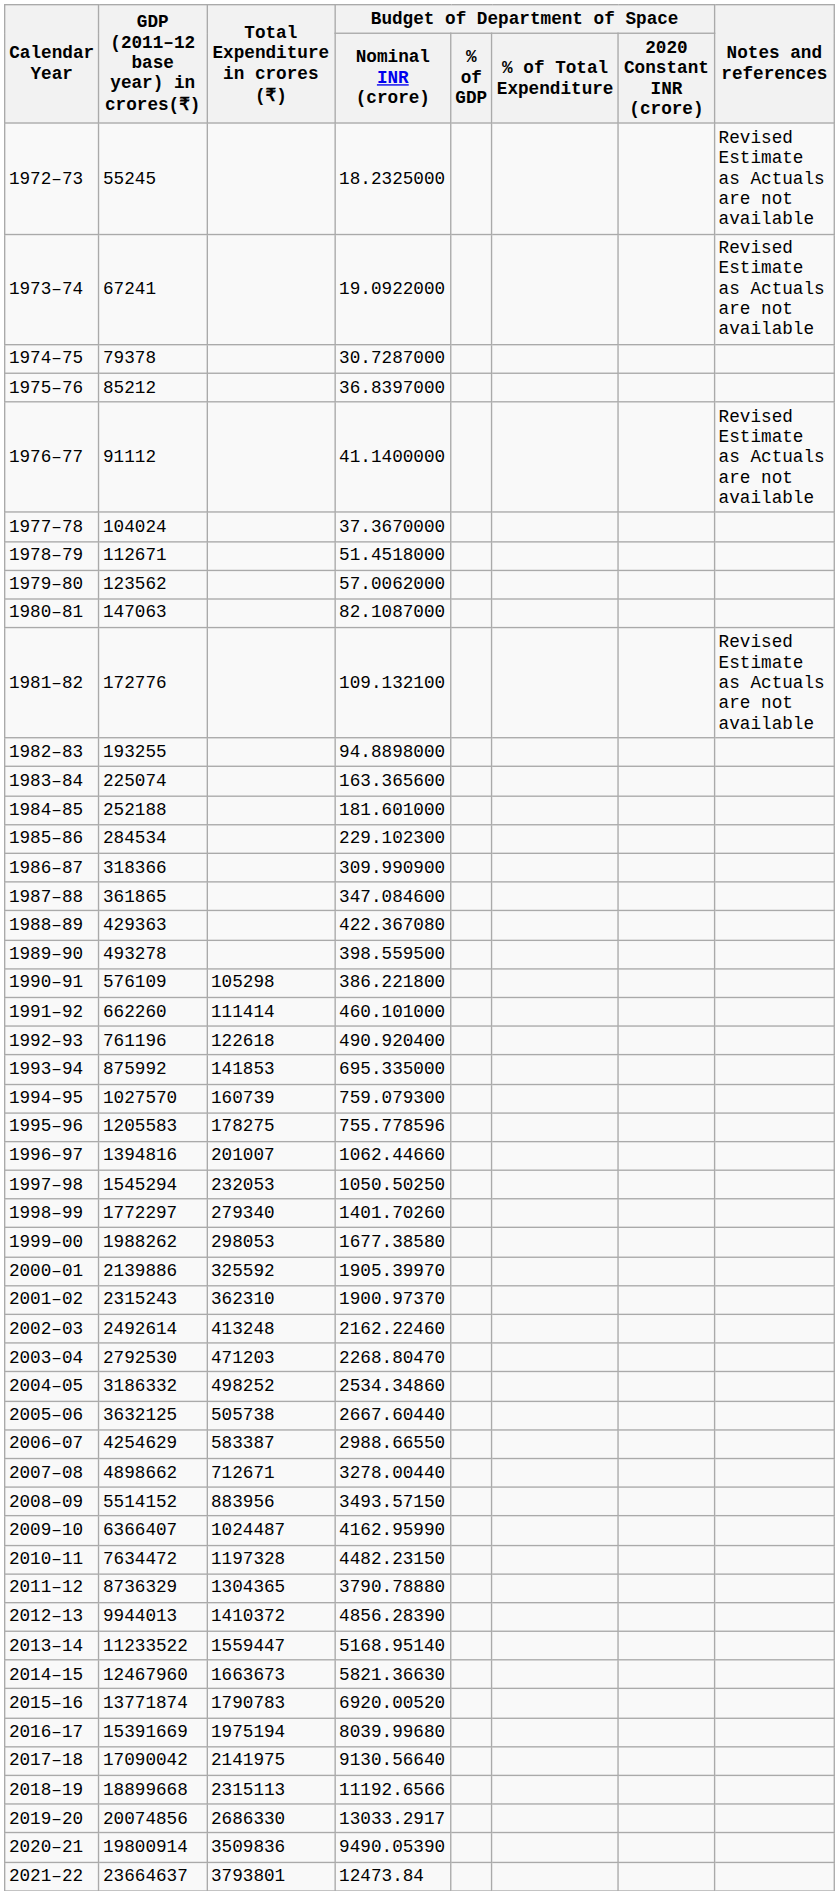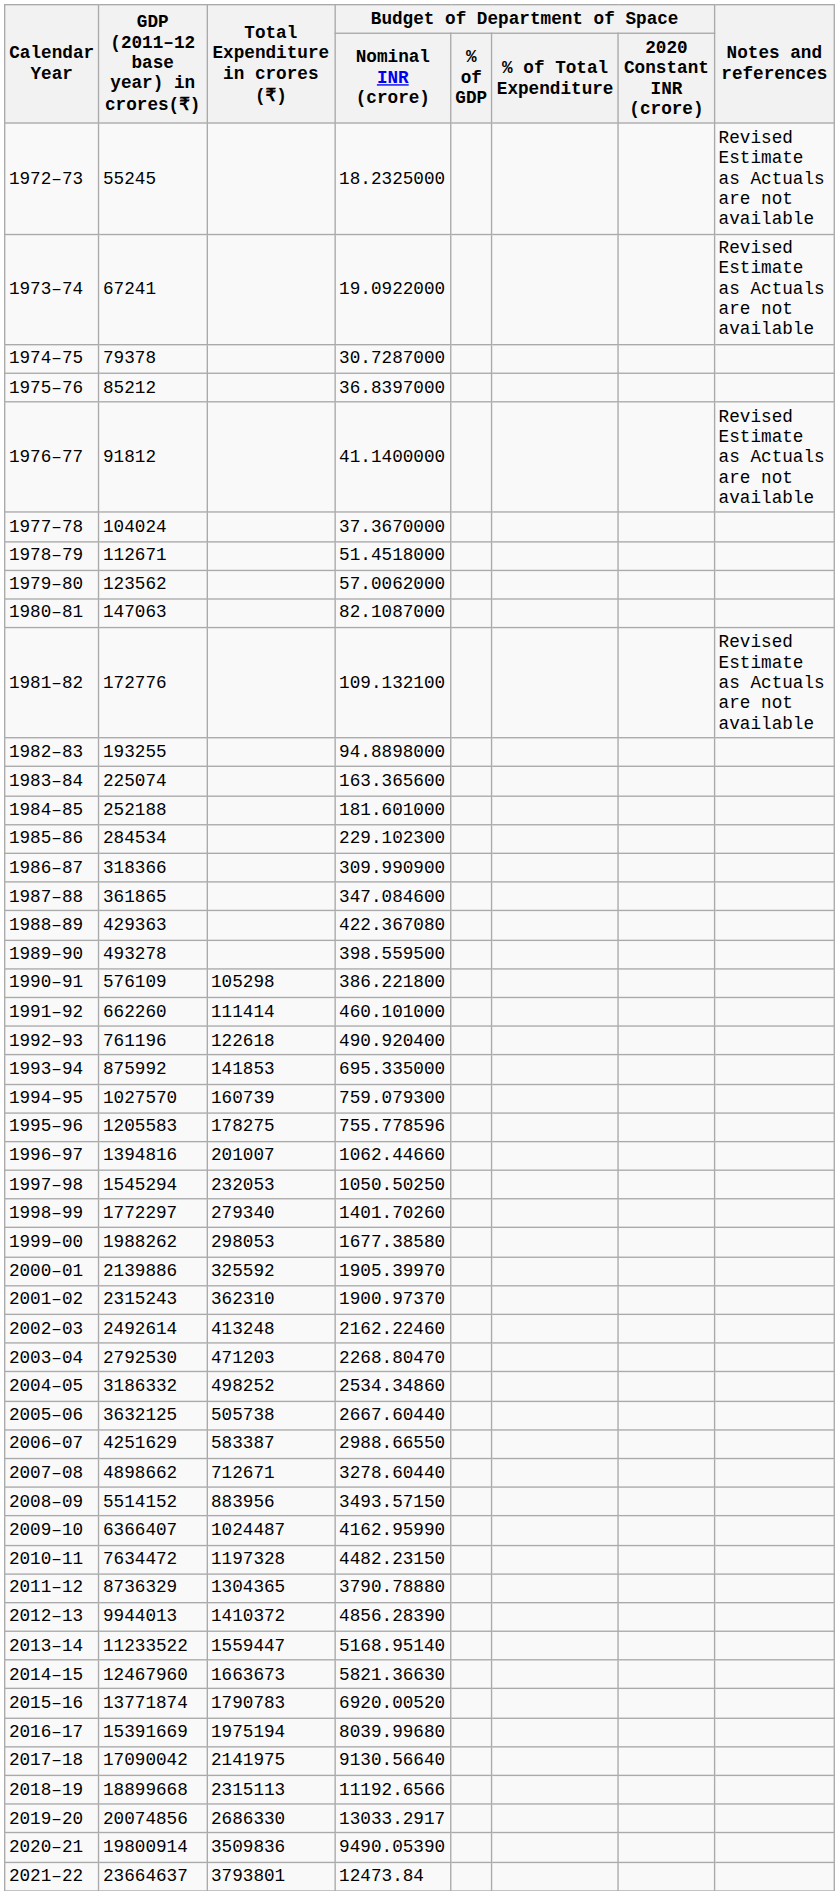(129, 457) 91112 -> (129, 457) 91812
(140, 1444) 4254629 -> (140, 1444) 4251629
(392, 1473) 3278.00440 -> (392, 1473) 3278.60440
